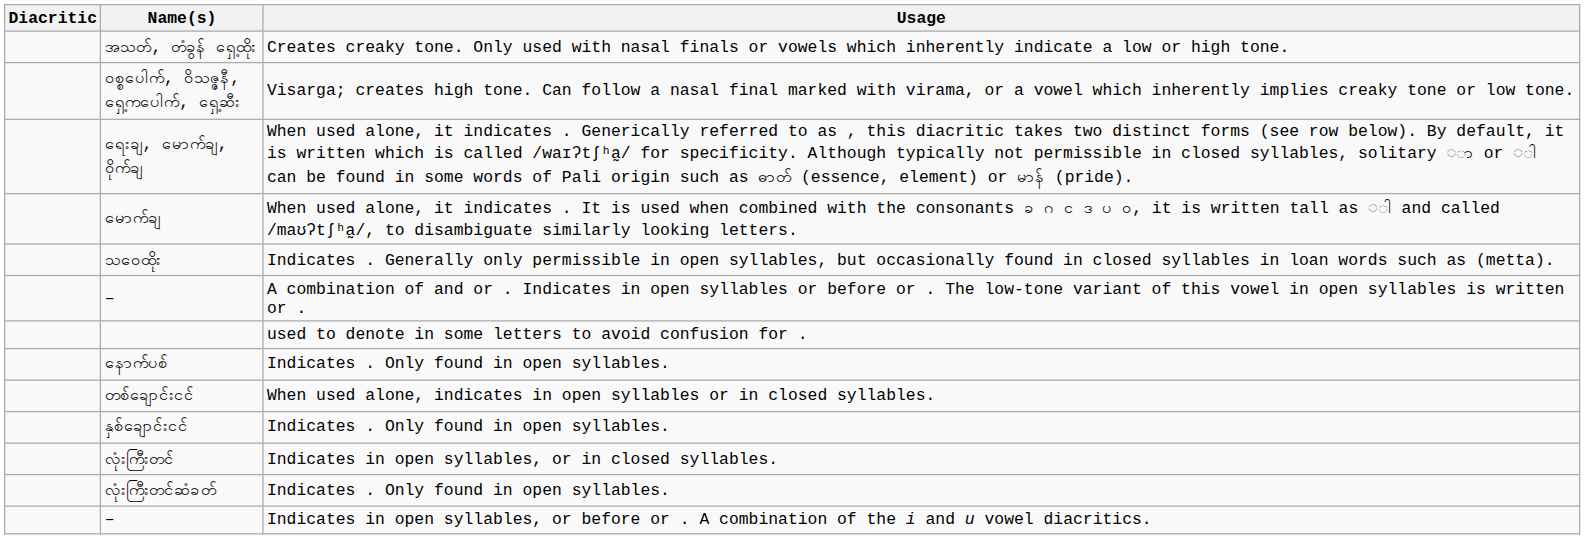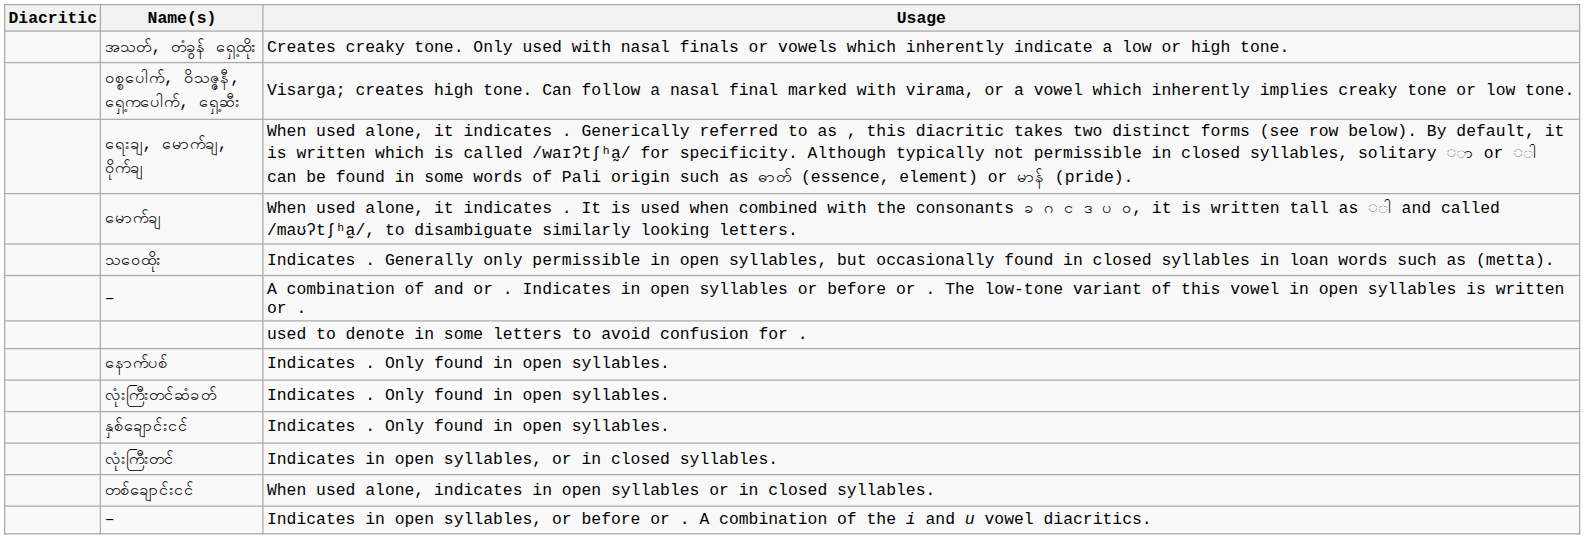rows swapped: (150, 396) <-> (160, 491)
